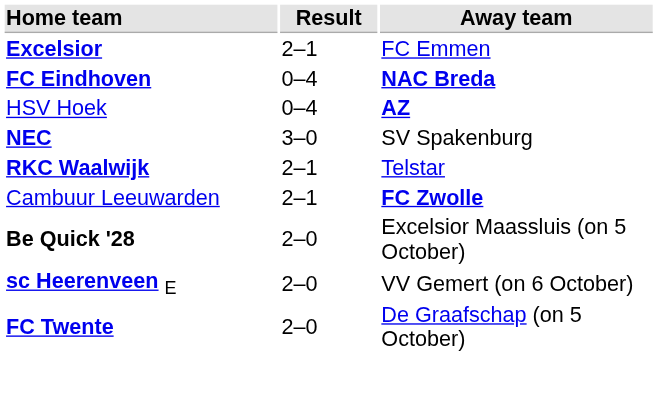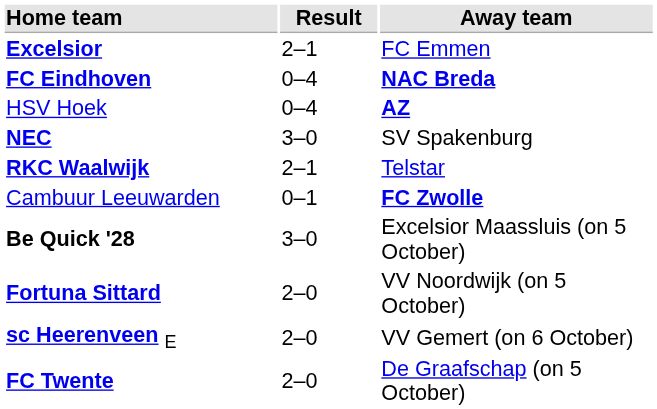(299, 197) 2–1 -> (299, 197) 0–1
(299, 239) 2–0 -> (299, 239) 3–0
+ row: (83, 293)
